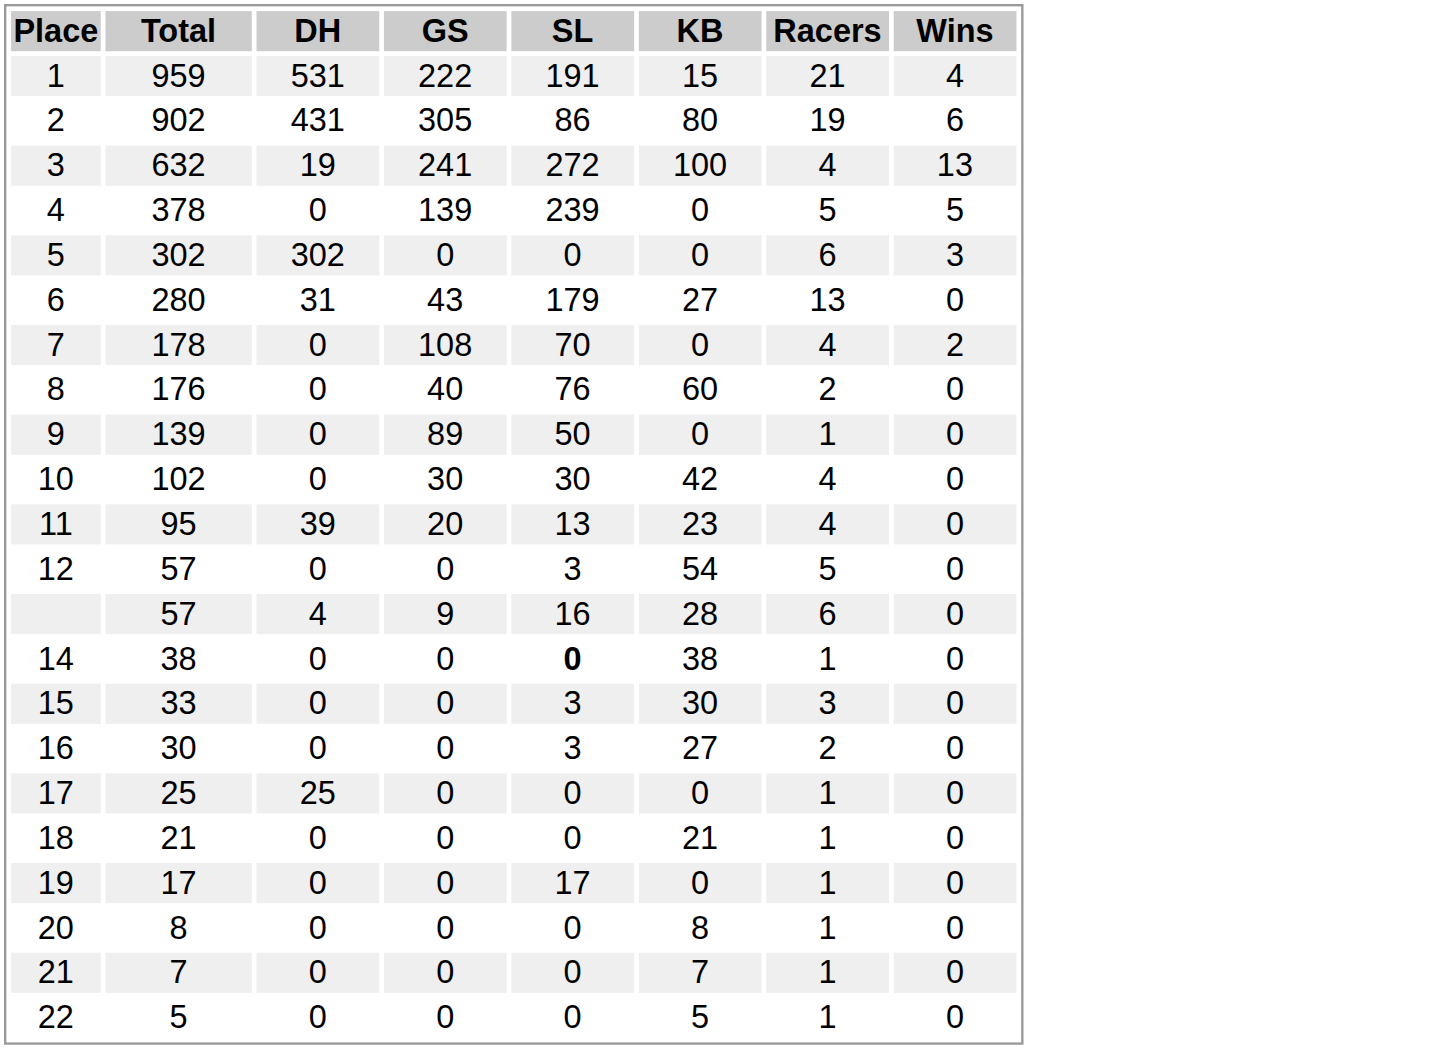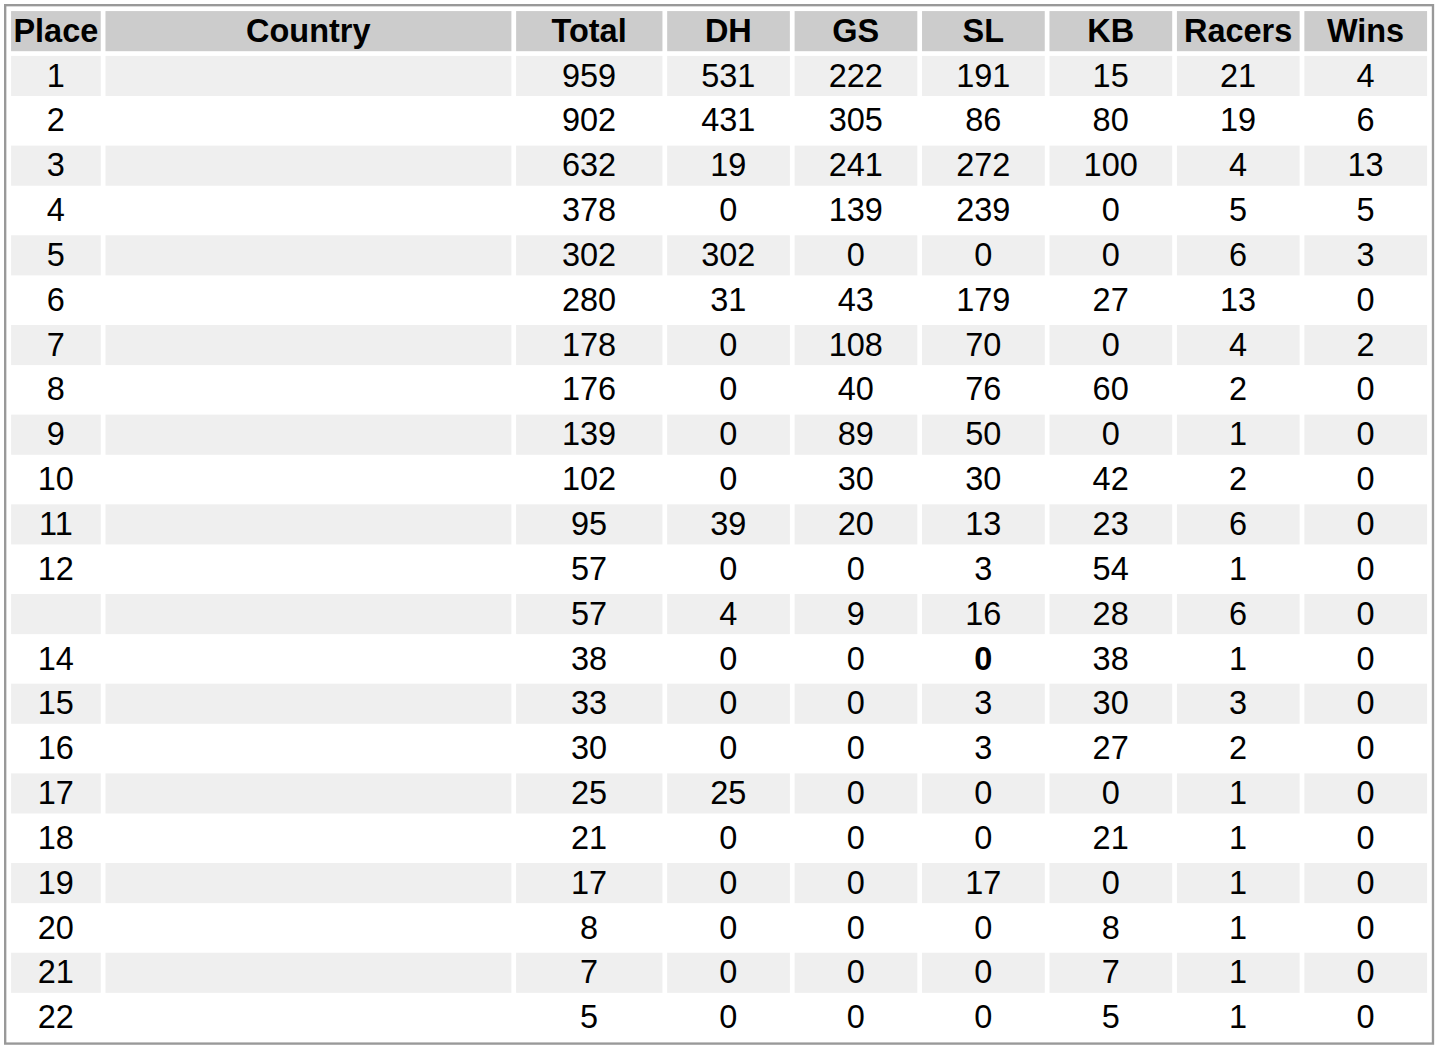+ column: (308, 31)
(827, 480) 4 -> (1238, 480) 2
(827, 524) 4 -> (1238, 524) 6
(827, 569) 5 -> (1238, 569) 1
